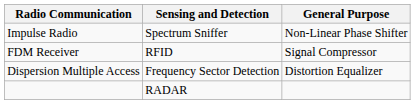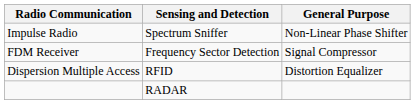(159, 52) RFID -> (212, 52) Frequency Sector Detection
(212, 71) Frequency Sector Detection -> (159, 71) RFID
